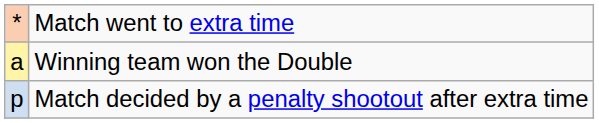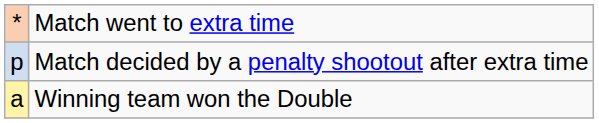rows swapped: (311, 99) <-> (194, 61)
